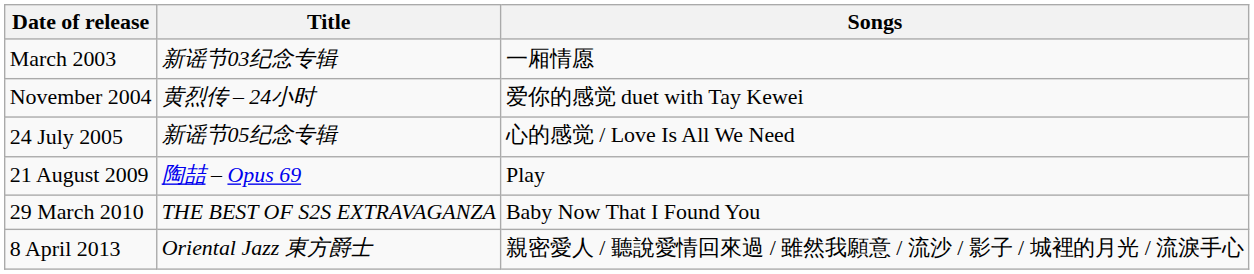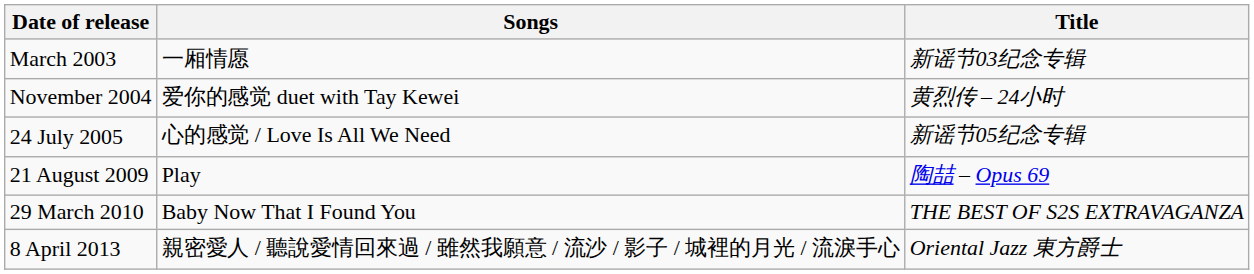columns swapped: (329, 21) <-> (875, 21)
